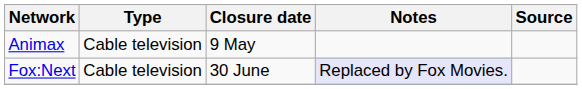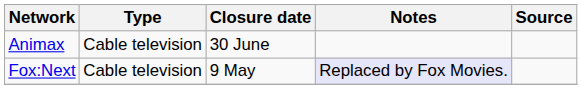(233, 44) 9 May -> (240, 44) 30 June
(240, 71) 30 June -> (233, 71) 9 May
